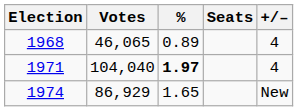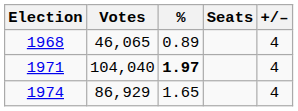(275, 93) New -> (275, 93) 4
